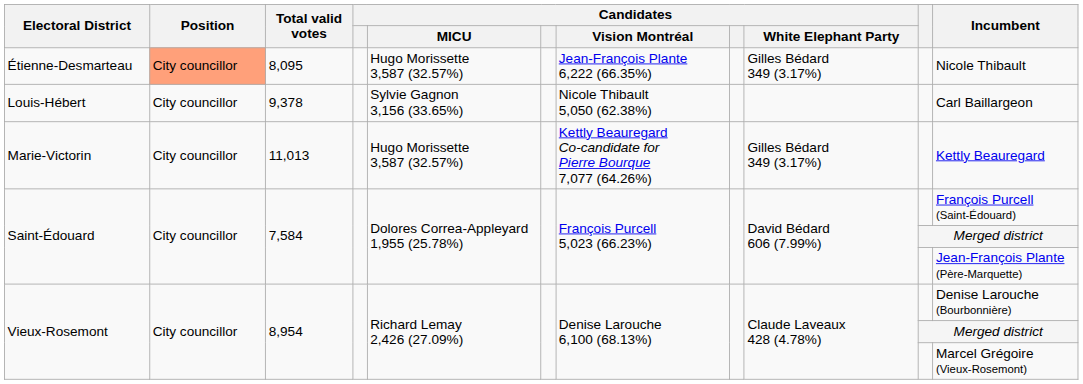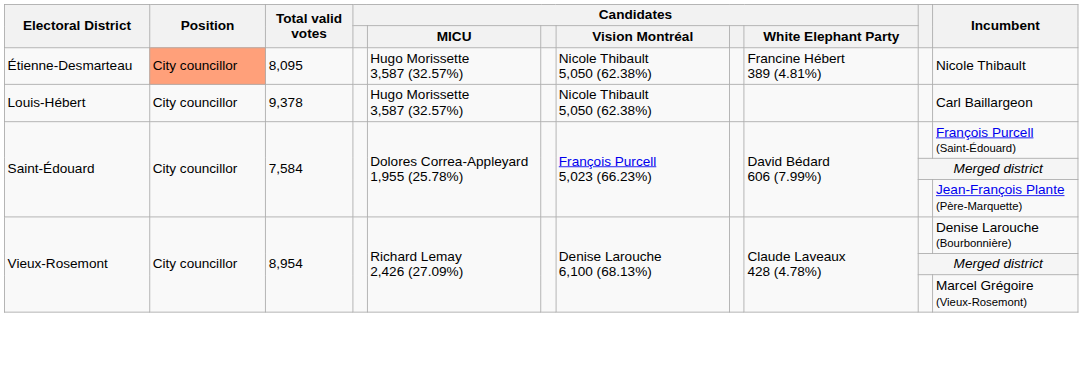(623, 66) Jean-François Plante 6,222 (66.35%) -> (605, 66) Nicole Thibault 5,050 (62.38%)
(788, 66) Gilles Bédard 349 (3.17%) -> (796, 66) Francine Hébert 389 (4.81%)
(417, 102) Sylvie Gagnon 3,156 (33.65%) -> (420, 102) Hugo Morissette 3,587 (32.57%)
- row: (49, 155)
